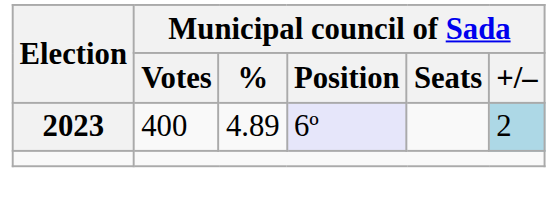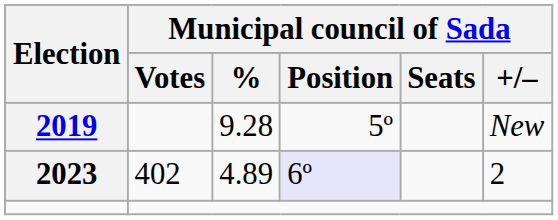+ row: (67, 126)
(164, 126) 400 -> (158, 175) 402
(504, 126) lightblue background -> (497, 175) no background
